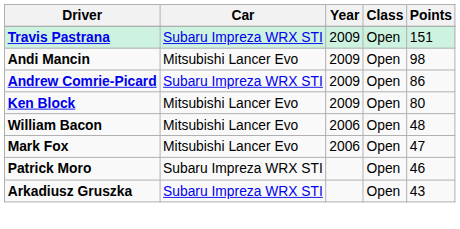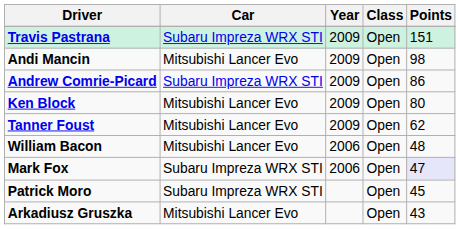+ row: (51, 125)
(231, 147) Mitsubishi Lancer Evo -> (243, 169) Subaru Impreza WRX STI
(417, 147) no background -> (417, 169) lavender background
(417, 169) 46 -> (417, 191) 45
(243, 191) Subaru Impreza WRX STI -> (231, 213) Mitsubishi Lancer Evo
